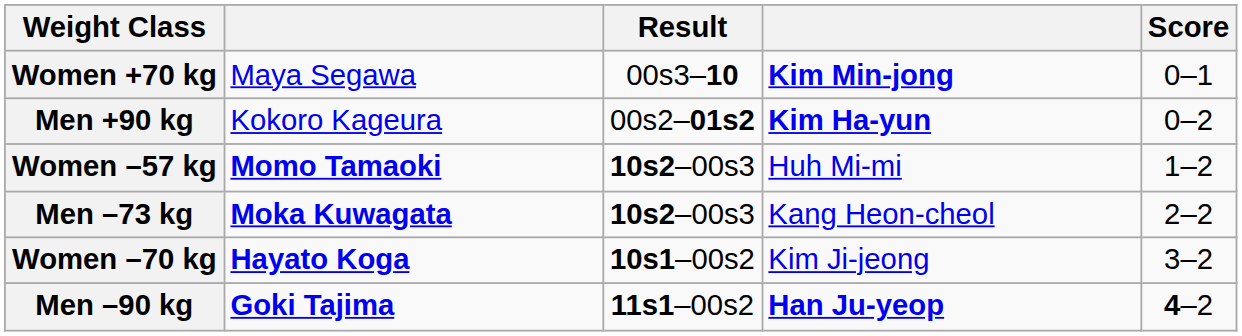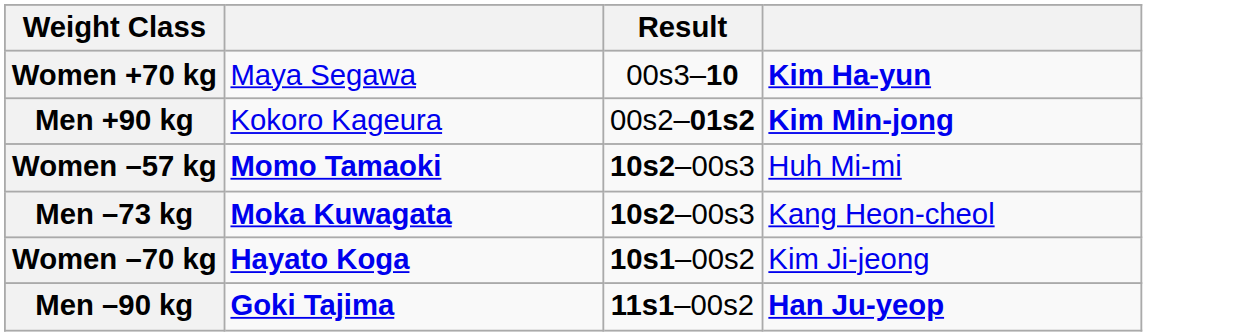- column: (1189, 27)
(861, 74) Kim Min-jong -> (850, 74) Kim Ha-yun
(850, 120) Kim Ha-yun -> (861, 120) Kim Min-jong
